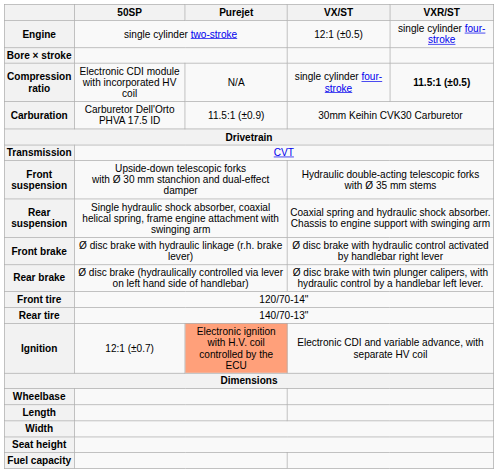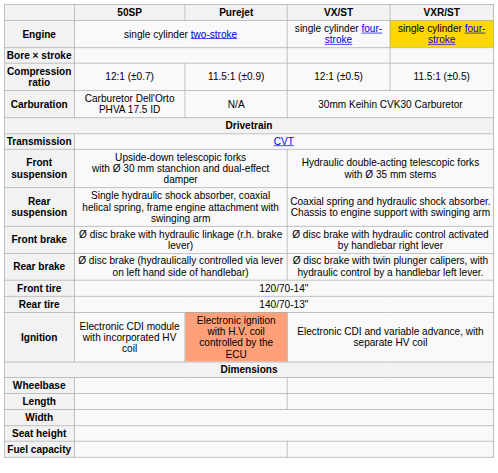(339, 34) 12:1 (±0.5) -> (339, 34) single cylinder four-stroke
(442, 34) no background -> (442, 34) gold background
(130, 83) Electronic CDI module with incorporated HV coil -> (130, 77) 12:1 (±0.7)
(236, 83) N/A -> (236, 77) 11.5:1 (±0.9)
(339, 83) single cylinder four-stroke -> (339, 77) 12:1 (±0.5)
(442, 83) bold -> (442, 77) normal
(236, 116) 11.5:1 (±0.9) -> (236, 104) N/A
(130, 349) 12:1 (±0.7) -> (130, 337) Electronic CDI module with incorporated HV coil
